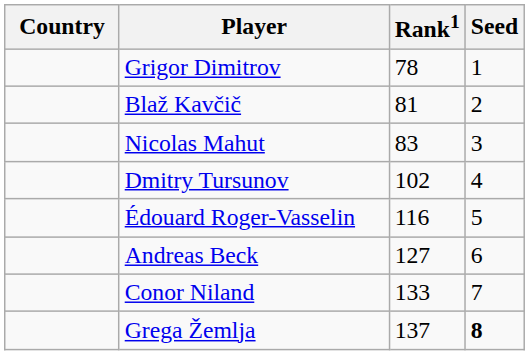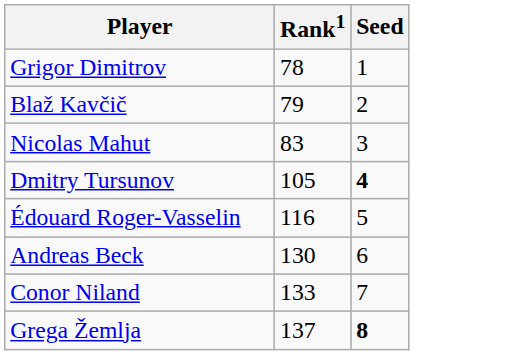- column: (62, 26)
(406, 104) 81 -> (292, 104) 79
(412, 179) 102 -> (298, 179) 105
(477, 179) normal -> (362, 179) bold
(412, 255) 127 -> (298, 255) 130
